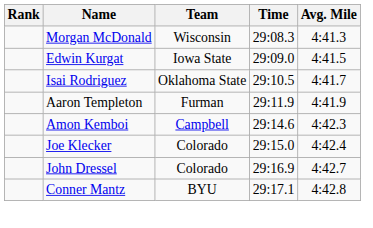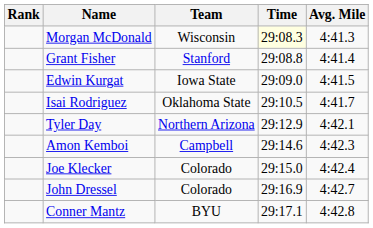(273, 37) no background -> (282, 37) lightyellow background
+ row: (81, 59)
- row: (94, 102)
+ row: (74, 124)
